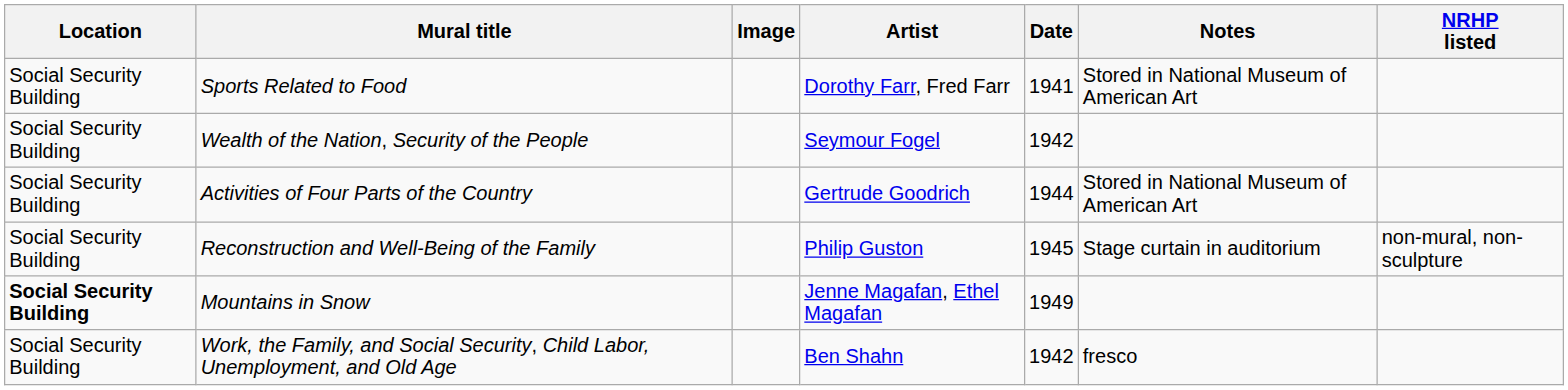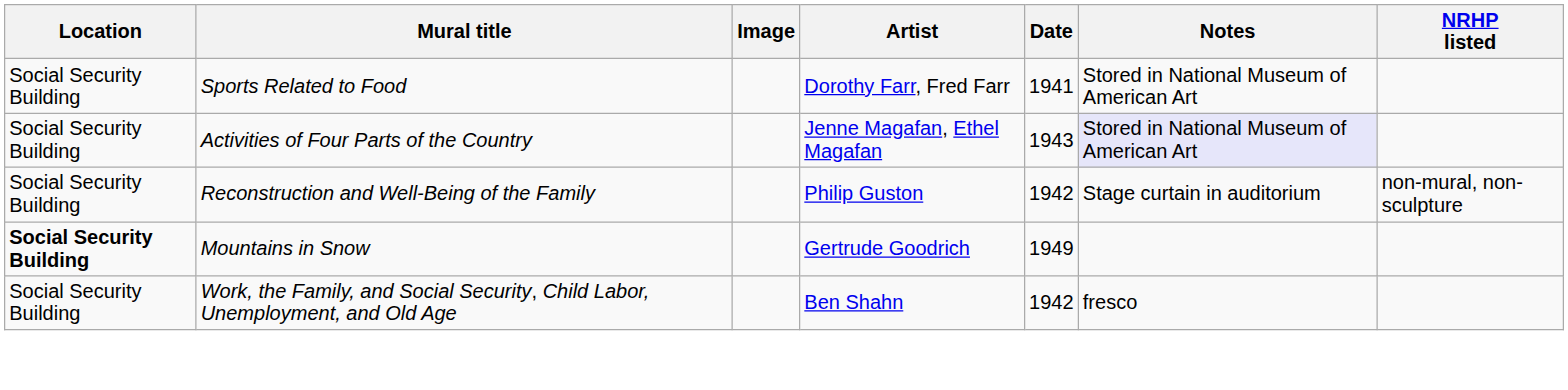- row: (395, 140)
(887, 194) Gertrude Goodrich -> (902, 140) Jenne Magafan, Ethel Magafan
(1051, 194) 1944 -> (1051, 140) 1943
(1215, 194) no background -> (1215, 140) lavender background
(1051, 248) 1945 -> (1051, 194) 1942
(902, 302) Jenne Magafan, Ethel Magafan -> (887, 248) Gertrude Goodrich
